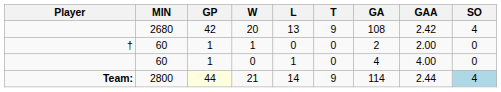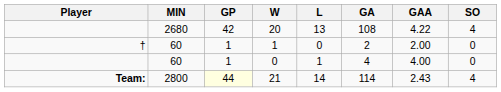- column: (333, 12)
(426, 29) 2.42 -> (420, 29) 4.22
(426, 78) 2.44 -> (420, 78) 2.43
(474, 78) lightblue background -> (473, 78) no background
